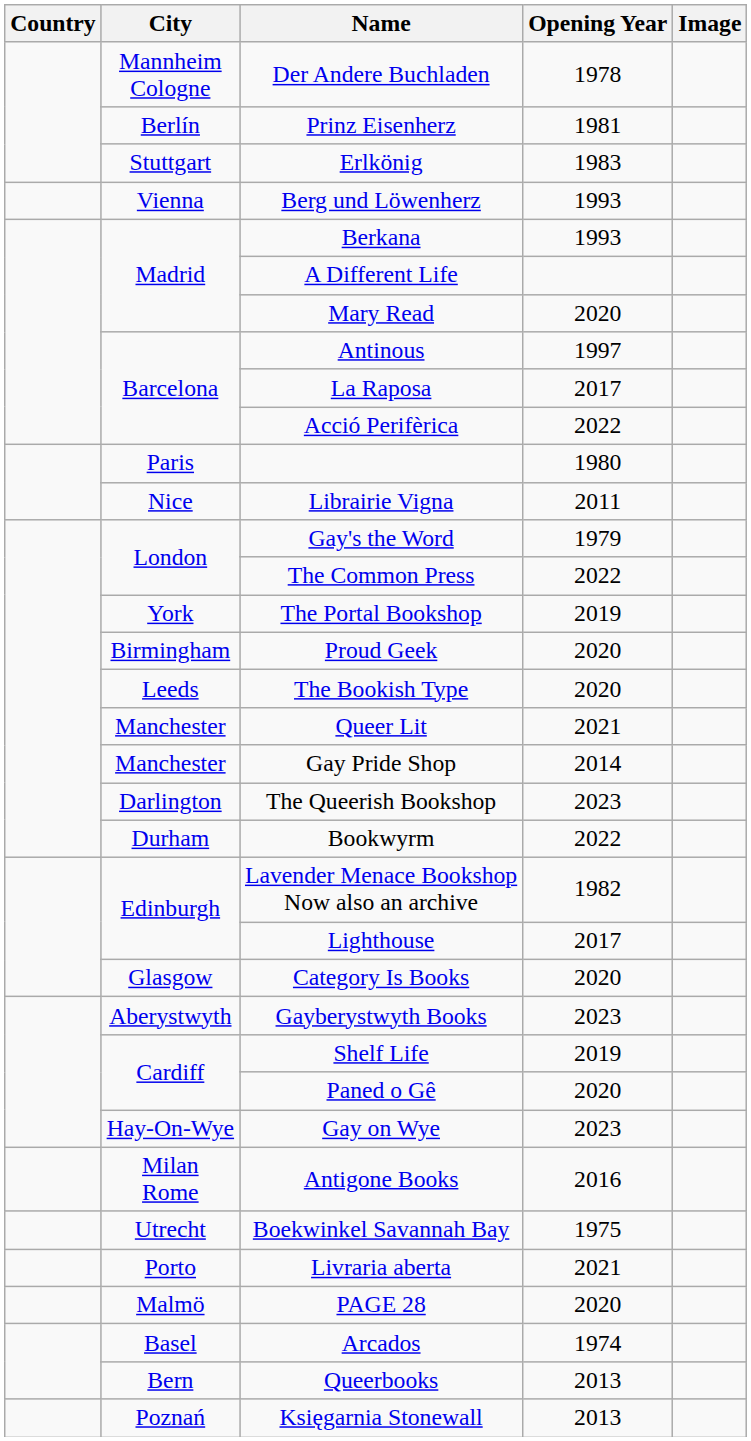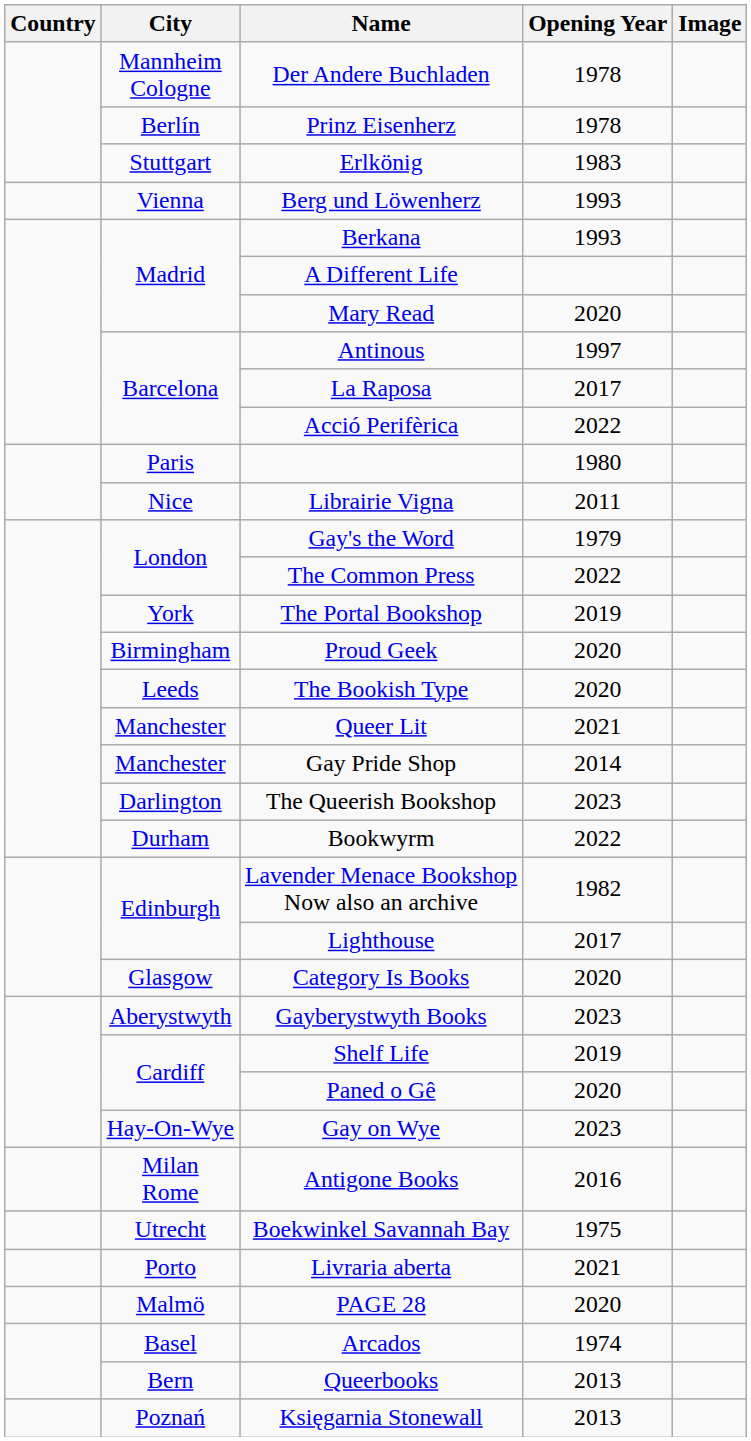(598, 125) 1981 -> (598, 125) 1978
